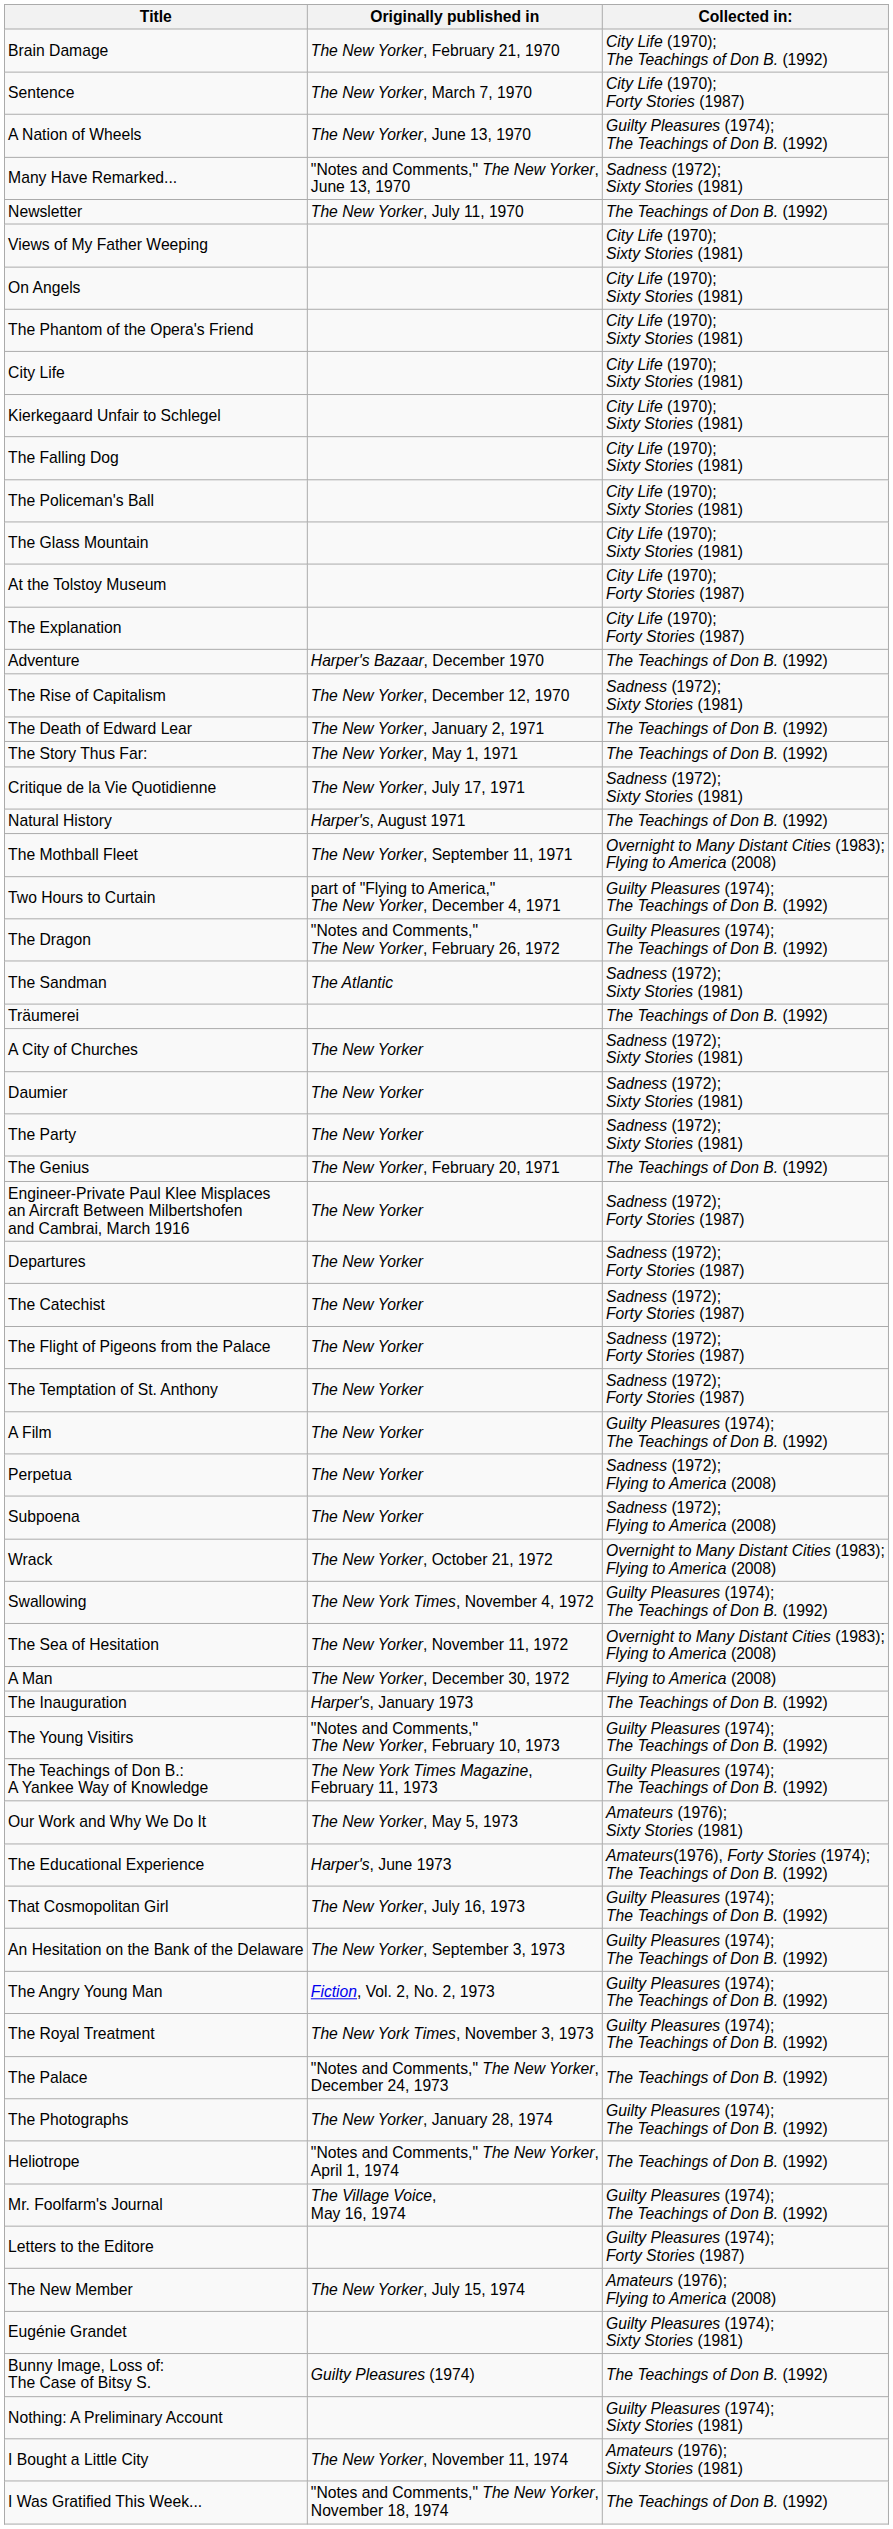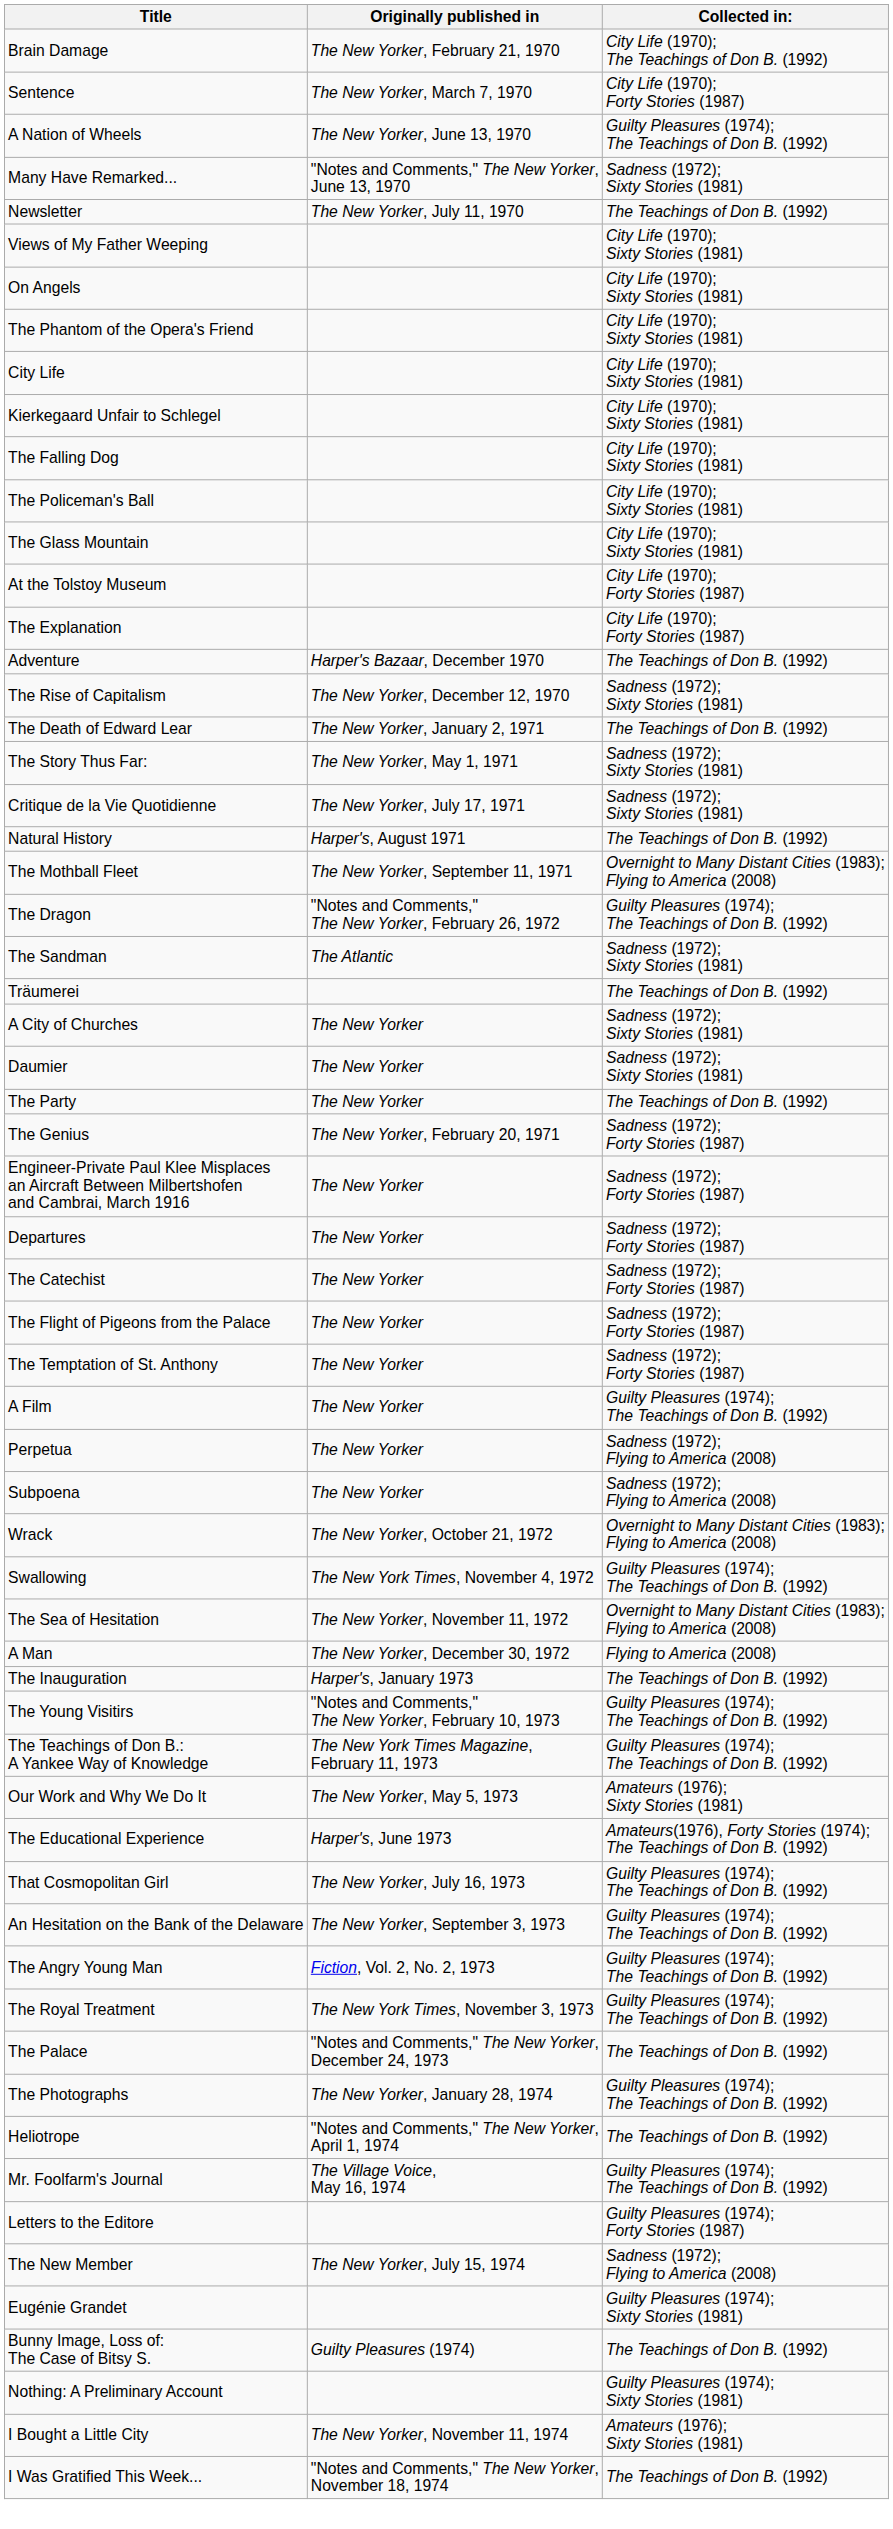(717, 754) The Teachings of Don B. (1992) -> (674, 762) Sadness (1972); Sixty Stories (1981)
- row: (82, 897)
(674, 1134) Sadness (1972); Sixty Stories (1981) -> (717, 1101) The Teachings of Don B. (1992)
(717, 1168) The Teachings of Don B. (1992) -> (675, 1134) Sadness (1972); Forty Stories (1987)
(691, 2289) Amateurs (1976); Flying to America (2008) -> (691, 2265) Sadness (1972); Flying to America (2008)
